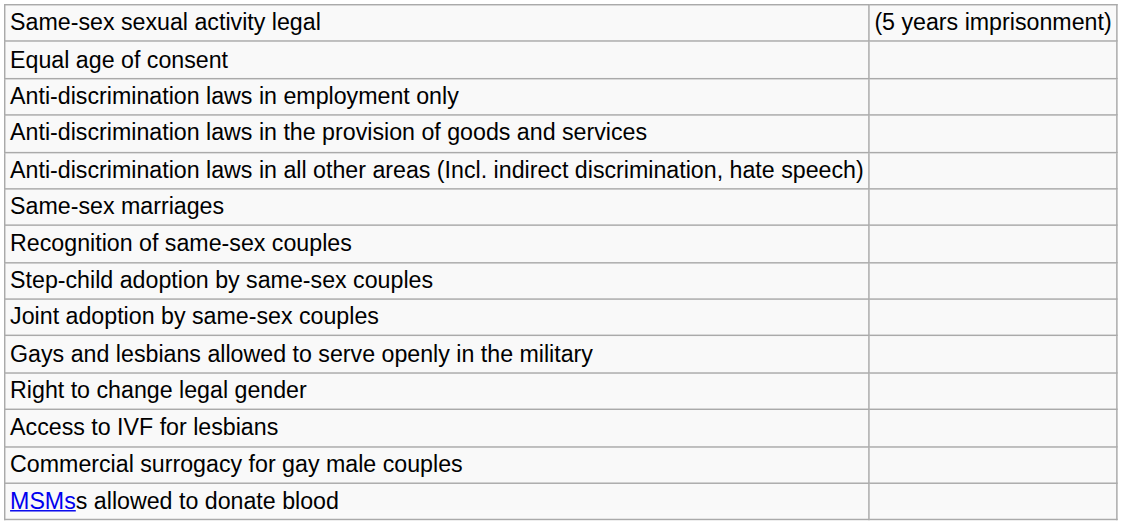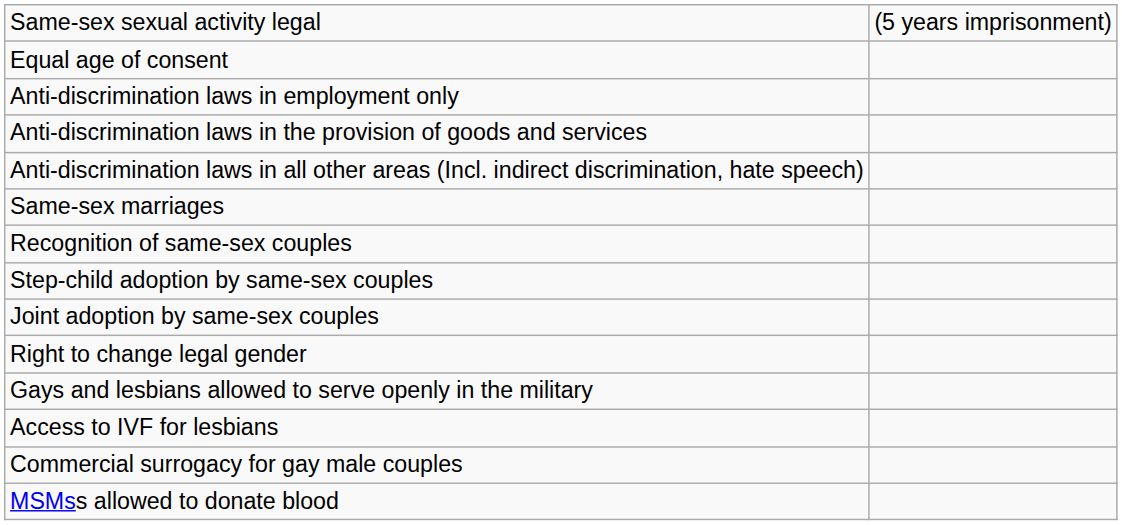rows swapped: (302, 354) <-> (158, 390)
